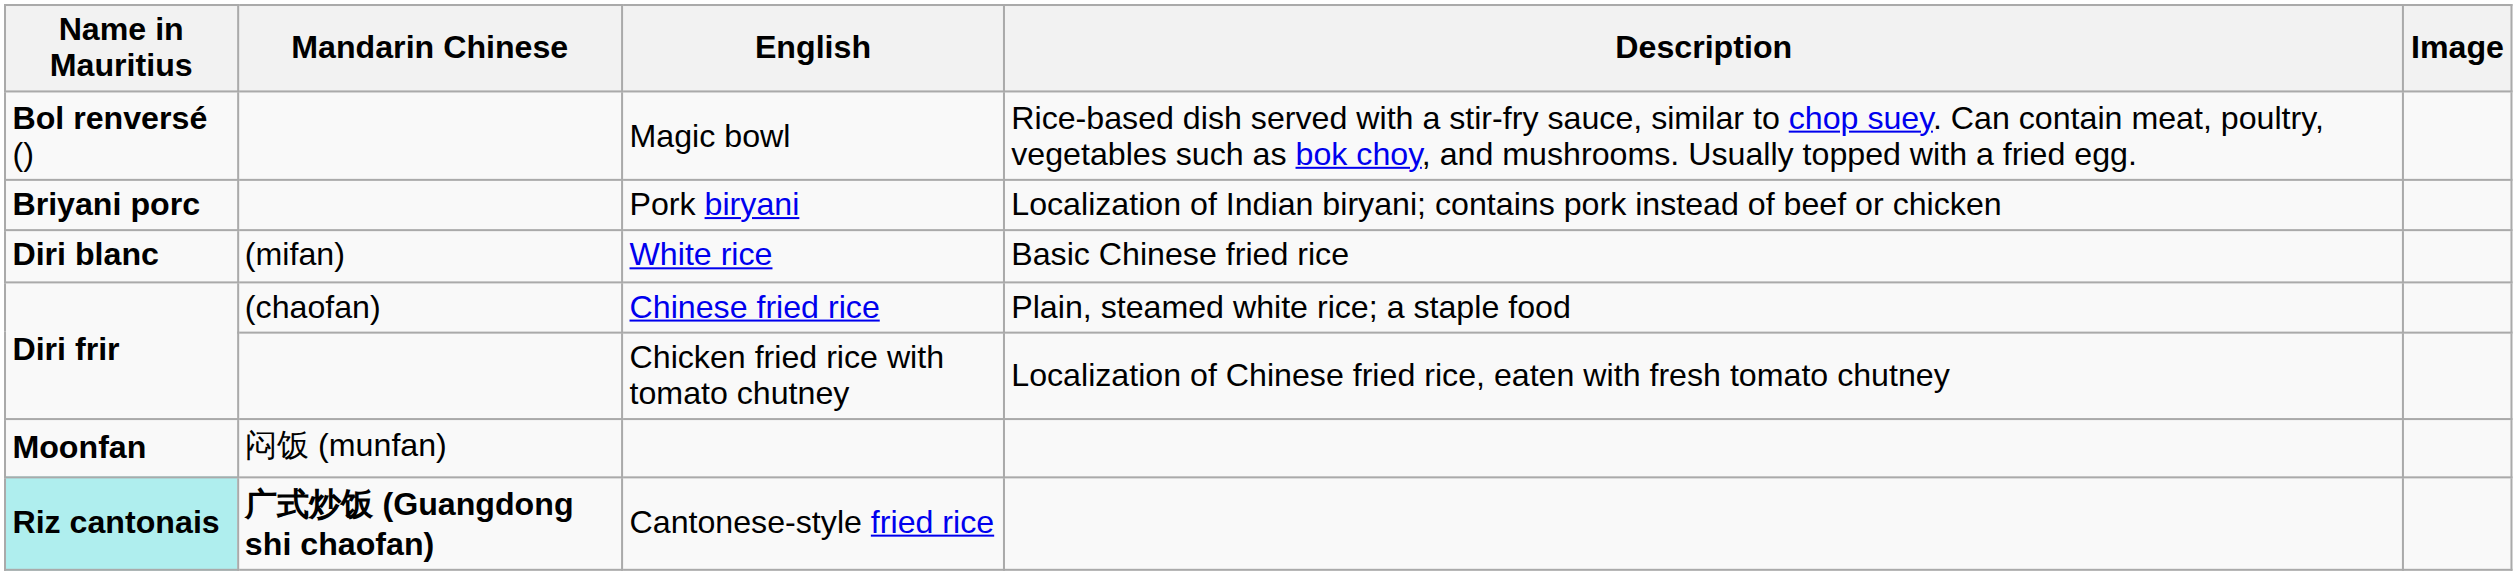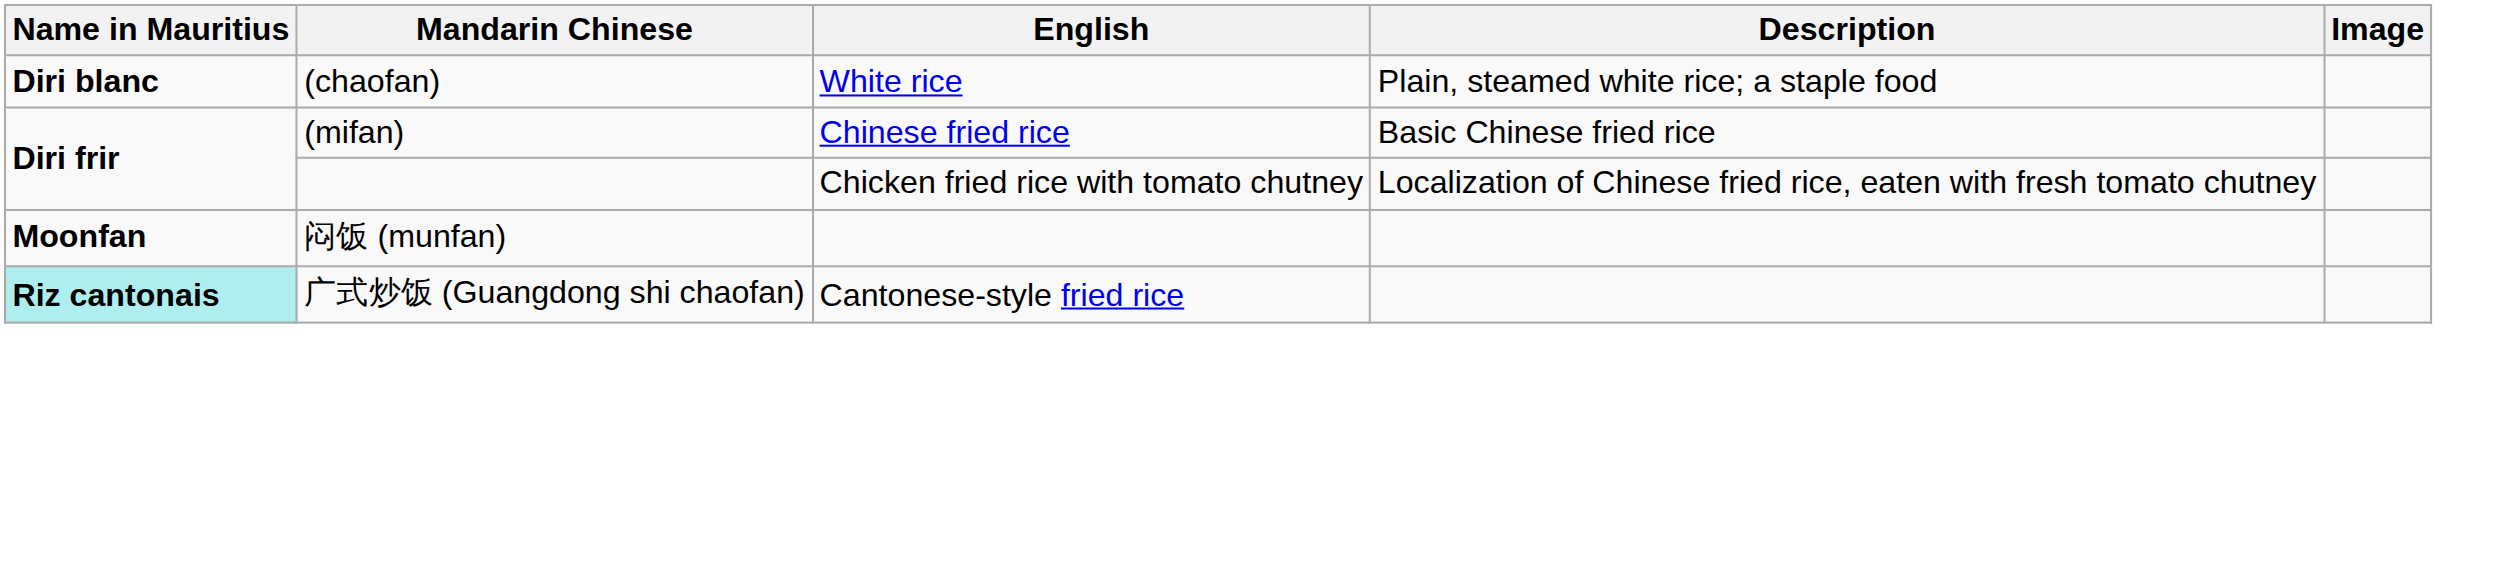- row: (710, 135)
- row: (714, 204)
(295, 255) (mifan) -> (372, 81) (chaofan)
(1180, 255) Basic Chinese fried rice -> (1658, 81) Plain, steamed white rice; a staple food
(313, 306) (chaofan) -> (354, 132) (mifan)
(1291, 306) Plain, steamed white rice; a staple food -> (1547, 132) Basic Chinese fried rice
(409, 523) bold -> (555, 293) normal
